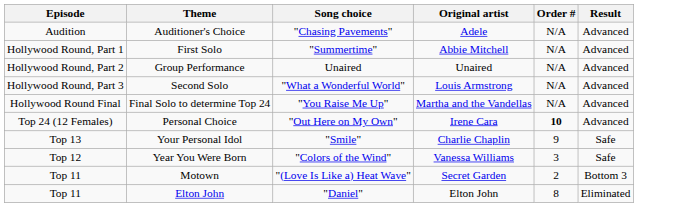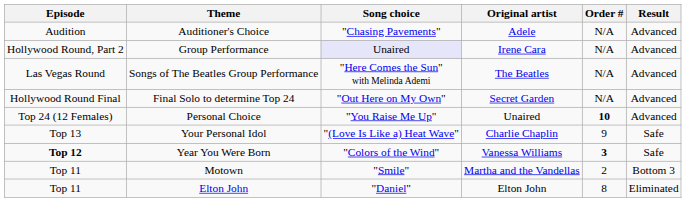- row: (200, 49)
(343, 67) no background -> (391, 49) lavender background
(474, 67) Unaired -> (522, 49) Irene Cara
- row: (200, 85)
+ row: (224, 73)
(343, 103) "You Raise Me Up" -> (391, 98) "Out Here on My Own"
(474, 103) Martha and the Vandellas -> (522, 98) Secret Garden
(343, 121) "Out Here on My Own" -> (391, 116) "You Raise Me Up"
(474, 121) Irene Cara -> (522, 116) Unaired
(343, 139) "Smile" -> (391, 134) "(Love Is Like a) Heat Wave"
(65, 157) normal -> (65, 152) bold
(556, 157) normal -> (604, 152) bold
(343, 175) "(Love Is Like a) Heat Wave" -> (391, 170) "Smile"
(474, 175) Secret Garden -> (522, 170) Martha and the Vandellas
